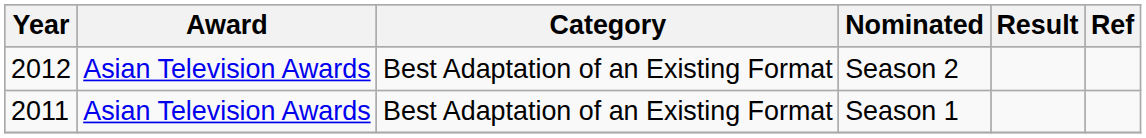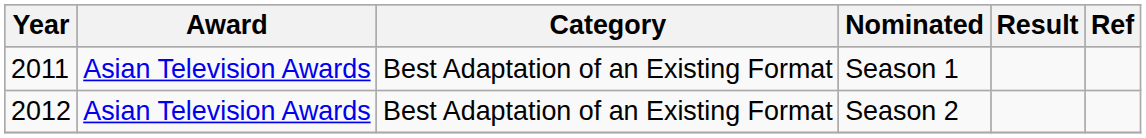rows swapped: (902, 111) <-> (902, 68)
